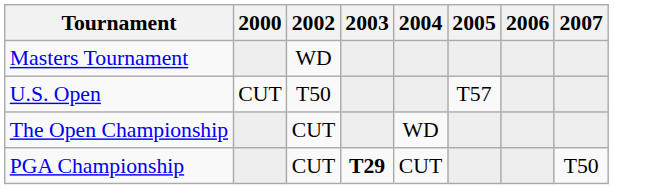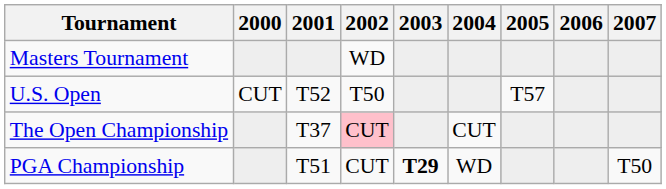+ column: (313, 22)
(313, 130) no background -> (367, 130) pink background
(421, 130) WD -> (474, 130) CUT
(421, 165) CUT -> (474, 165) WD
